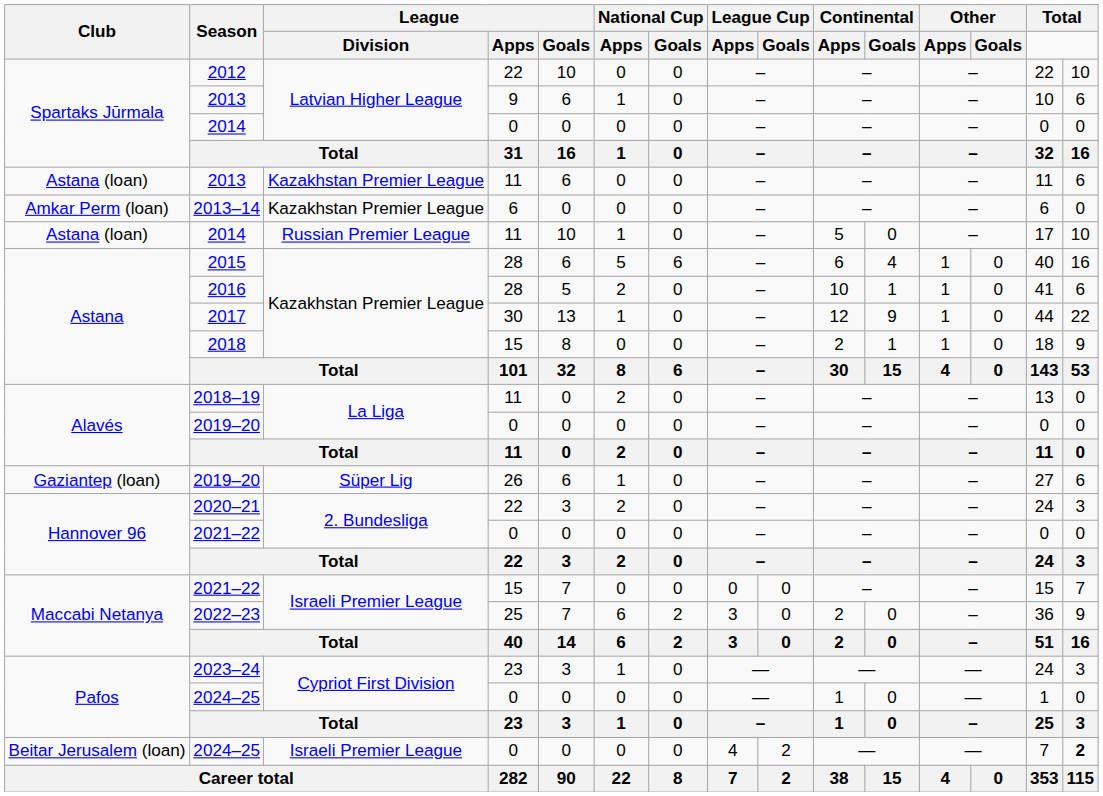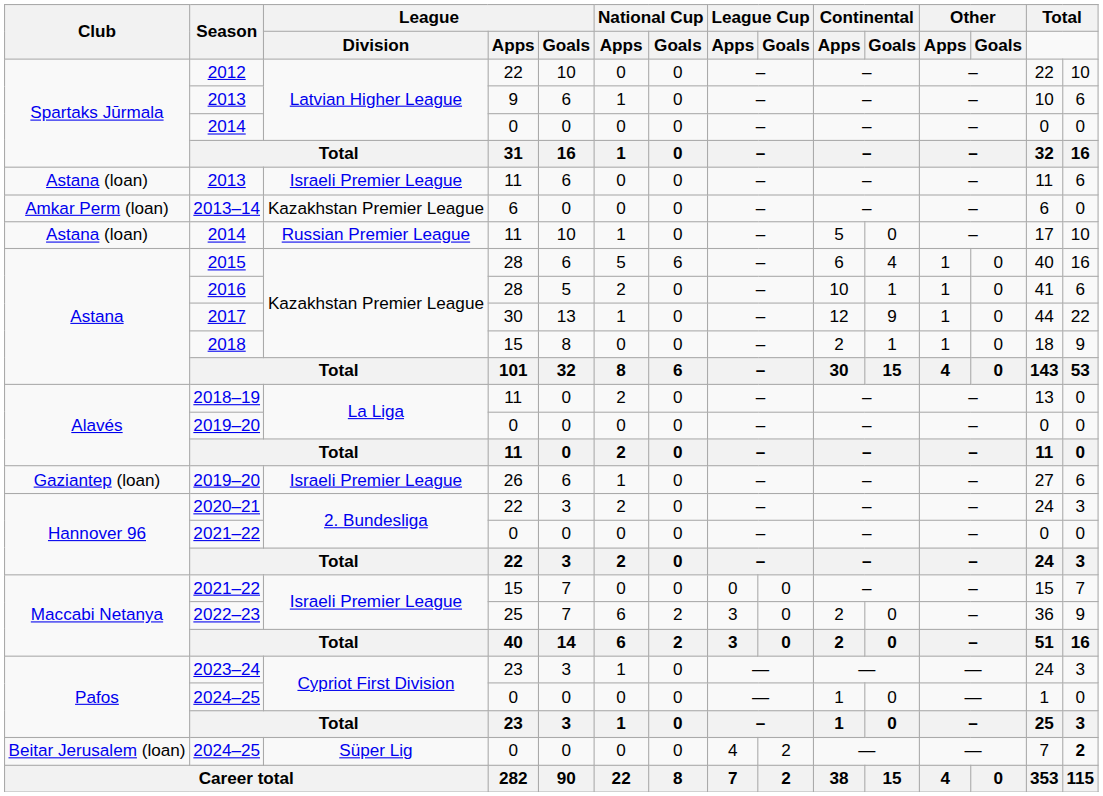(376, 180) Kazakhstan Premier League -> (376, 180) Israeli Premier League
(376, 479) Süper Lig -> (376, 479) Israeli Premier League
(376, 751) Israeli Premier League -> (376, 751) Süper Lig
